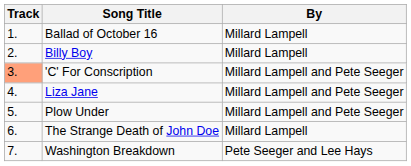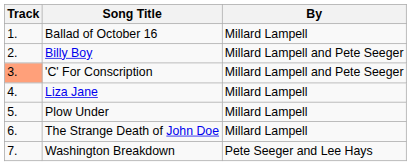(266, 53) Millard Lampell -> (314, 53) Millard Lampell and Pete Seeger
(314, 92) Millard Lampell and Pete Seeger -> (266, 92) Millard Lampell
(314, 111) Millard Lampell and Pete Seeger -> (266, 111) Millard Lampell
